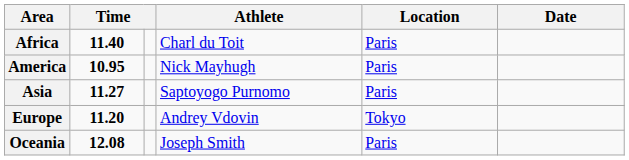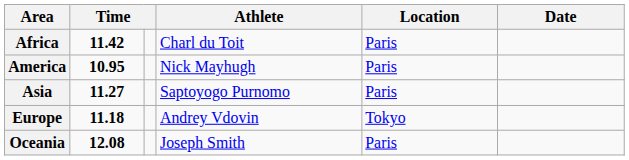(107, 42) 11.40 -> (107, 42) 11.42
(107, 117) 11.20 -> (107, 117) 11.18
